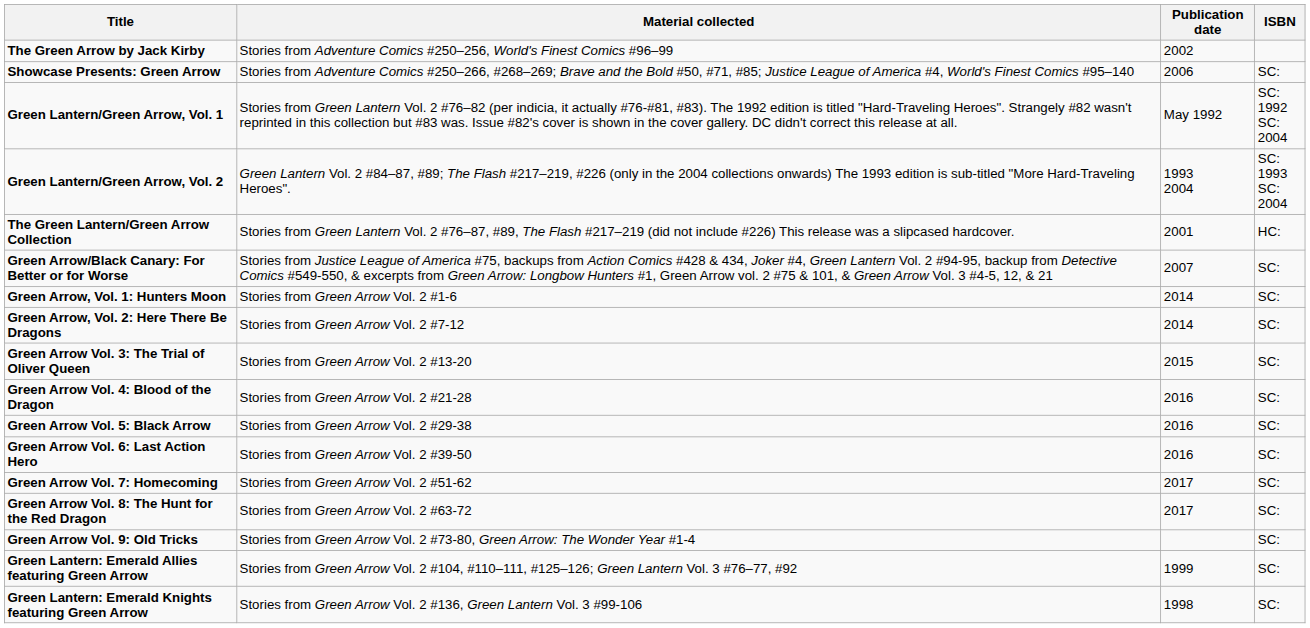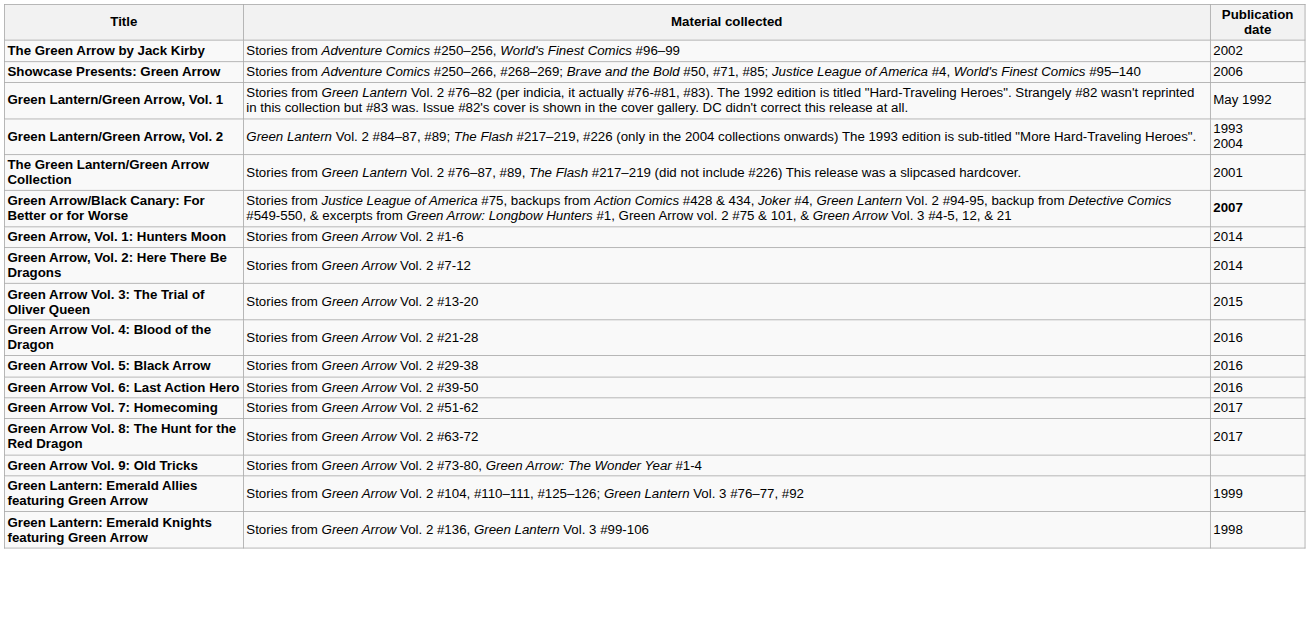- column: (1280, 22)
(1179, 268) normal -> (1228, 208) bold
